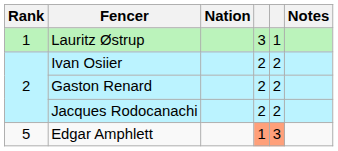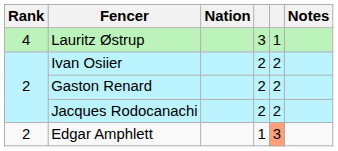(26, 39) 1 -> (26, 39) 4
(26, 134) 5 -> (26, 134) 2
(262, 134) lightsalmon background -> (262, 134) no background
